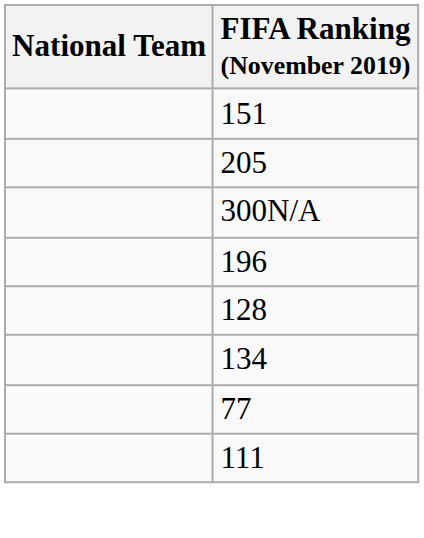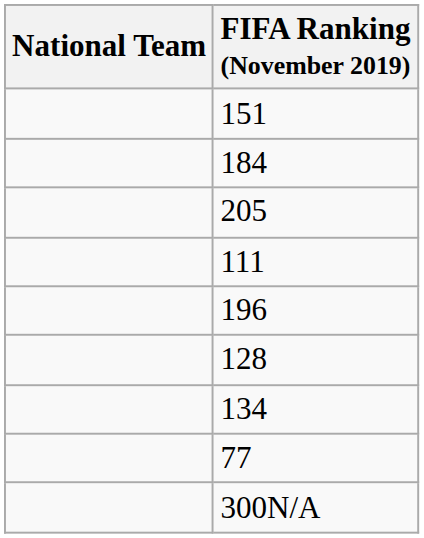+ row: (244, 162)
rows swapped: (243, 457) <-> (270, 211)
